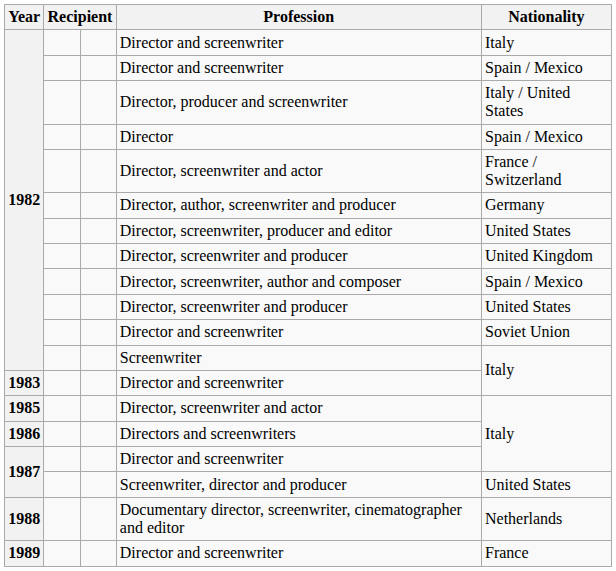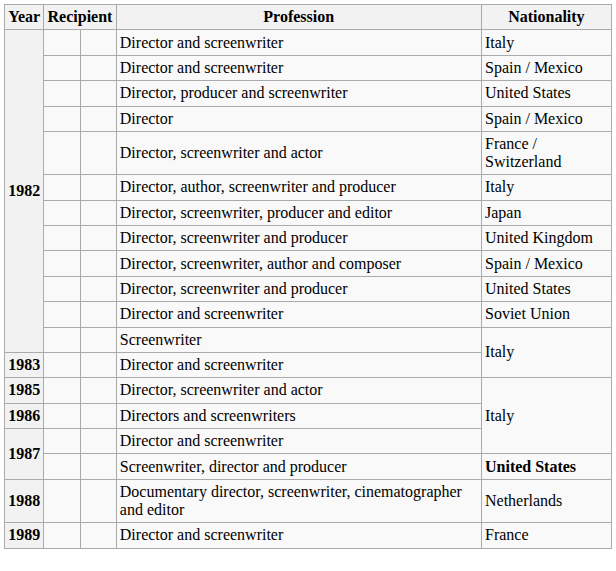(528, 102) Italy / United States -> (528, 93) United States
(515, 205) Germany -> (500, 187) Italy
(528, 230) United States -> (503, 212) Japan
(528, 484) normal -> (531, 466) bold
